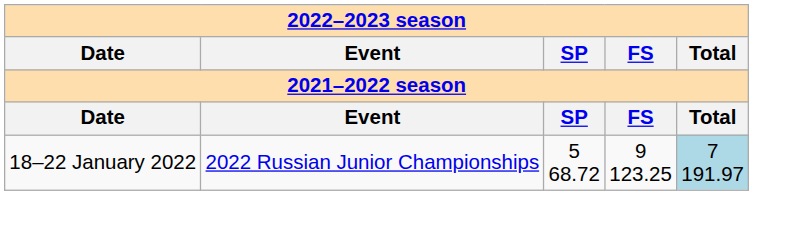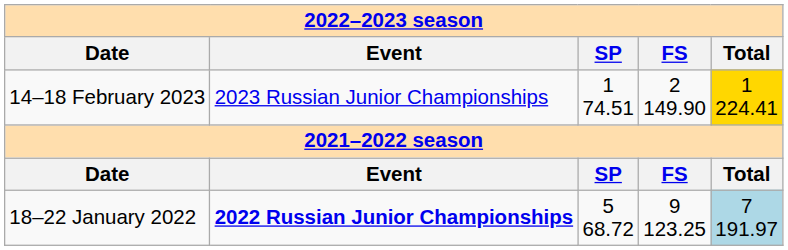+ row: (107, 97)
(372, 162) normal -> (394, 217) bold
